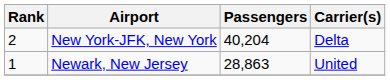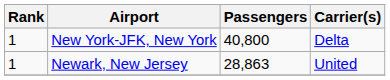(12, 40) 2 -> (12, 40) 1
(246, 40) 40,204 -> (246, 40) 40,800
